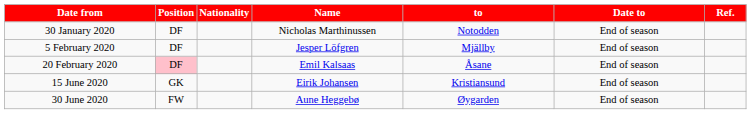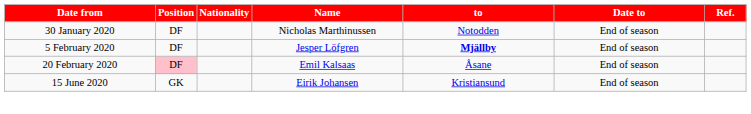(478, 48) normal -> (478, 48) bold
- row: (80, 100)
